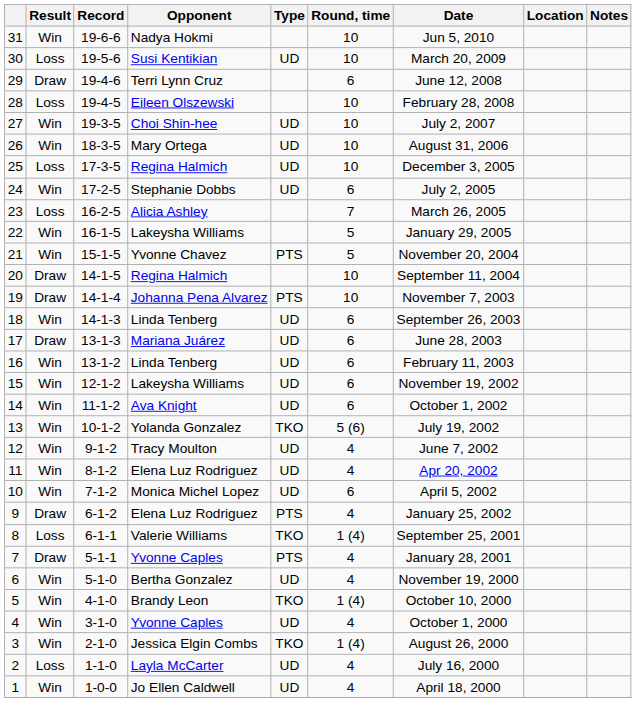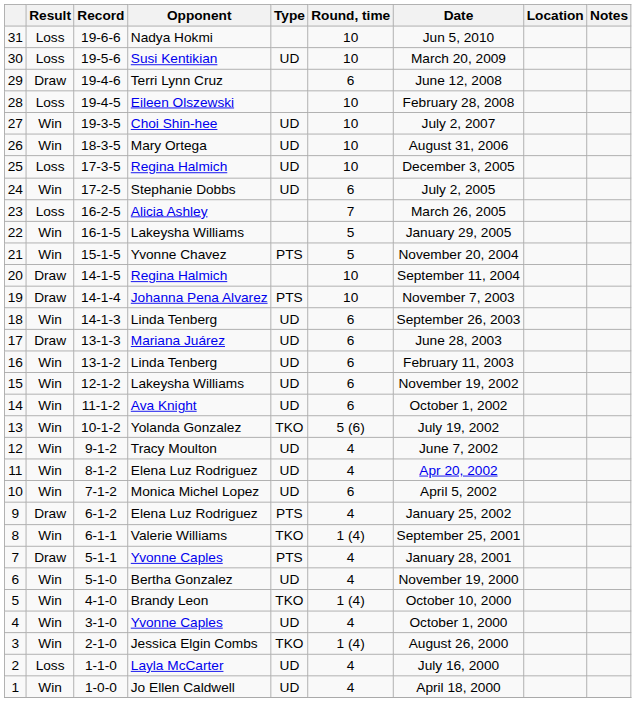(50, 37) Win -> (50, 37) Loss
(50, 535) Loss -> (50, 535) Win
